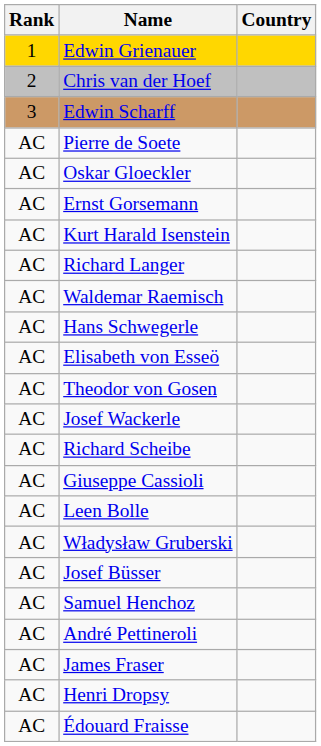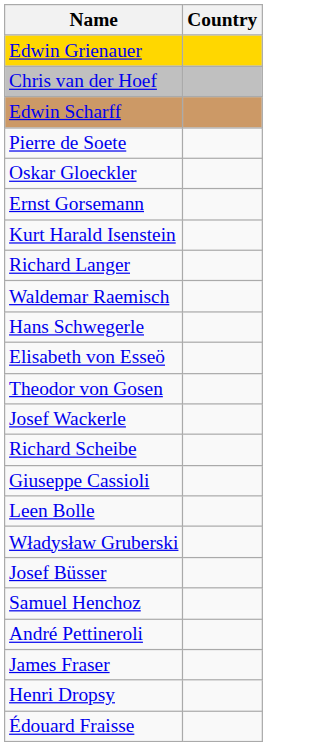- column: (32, 19)
